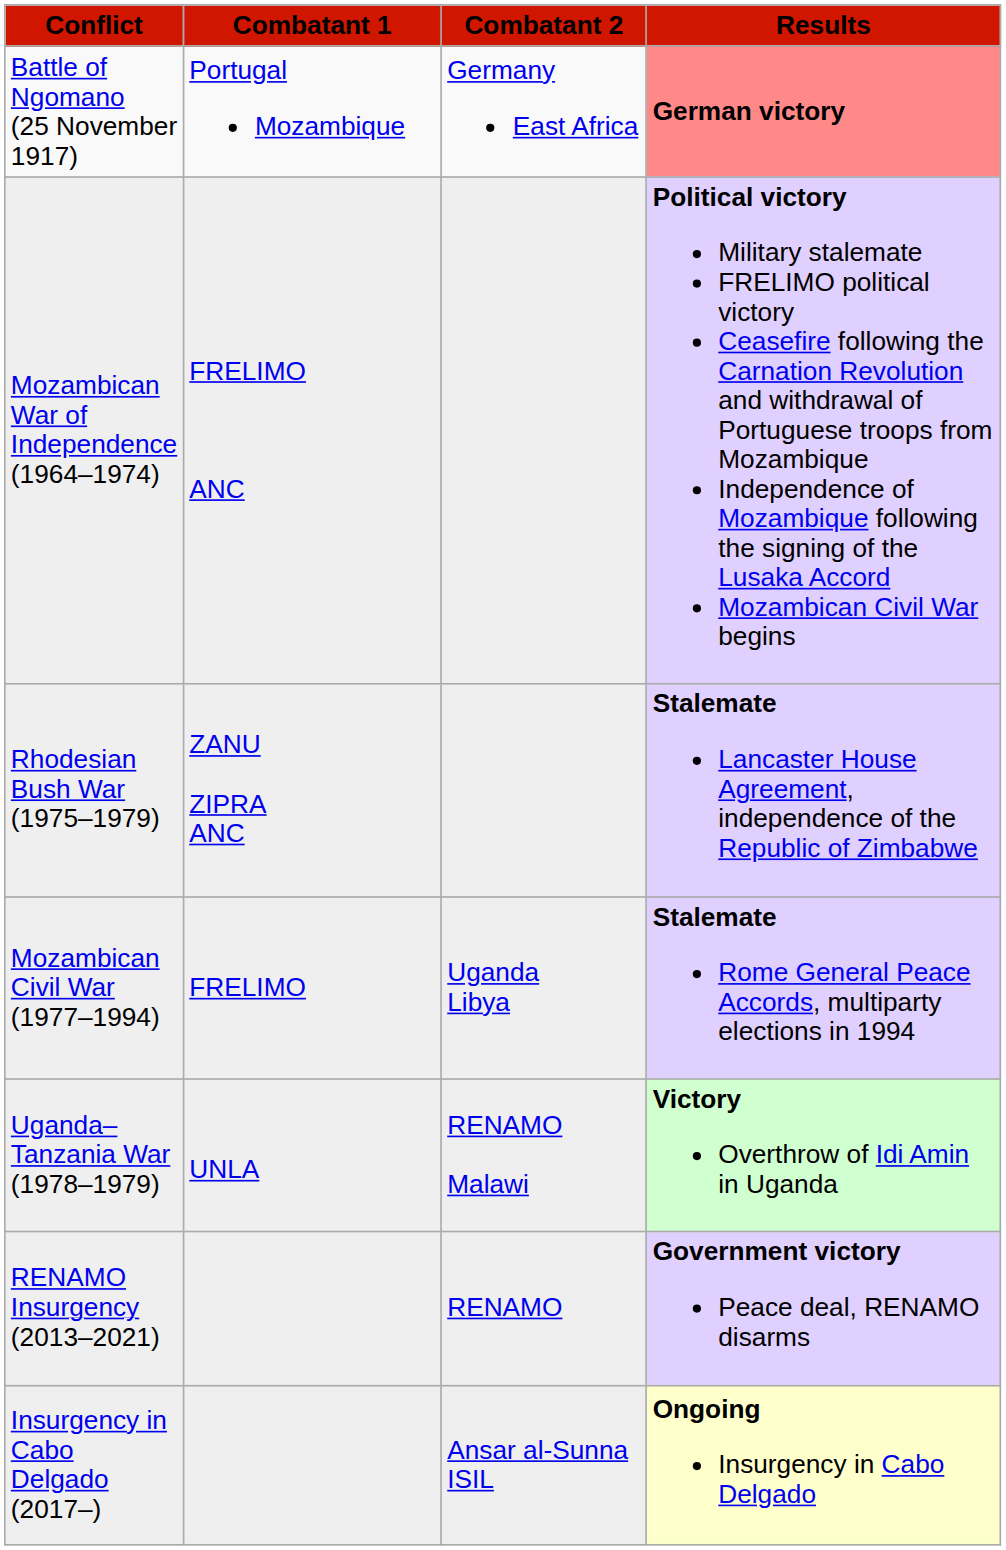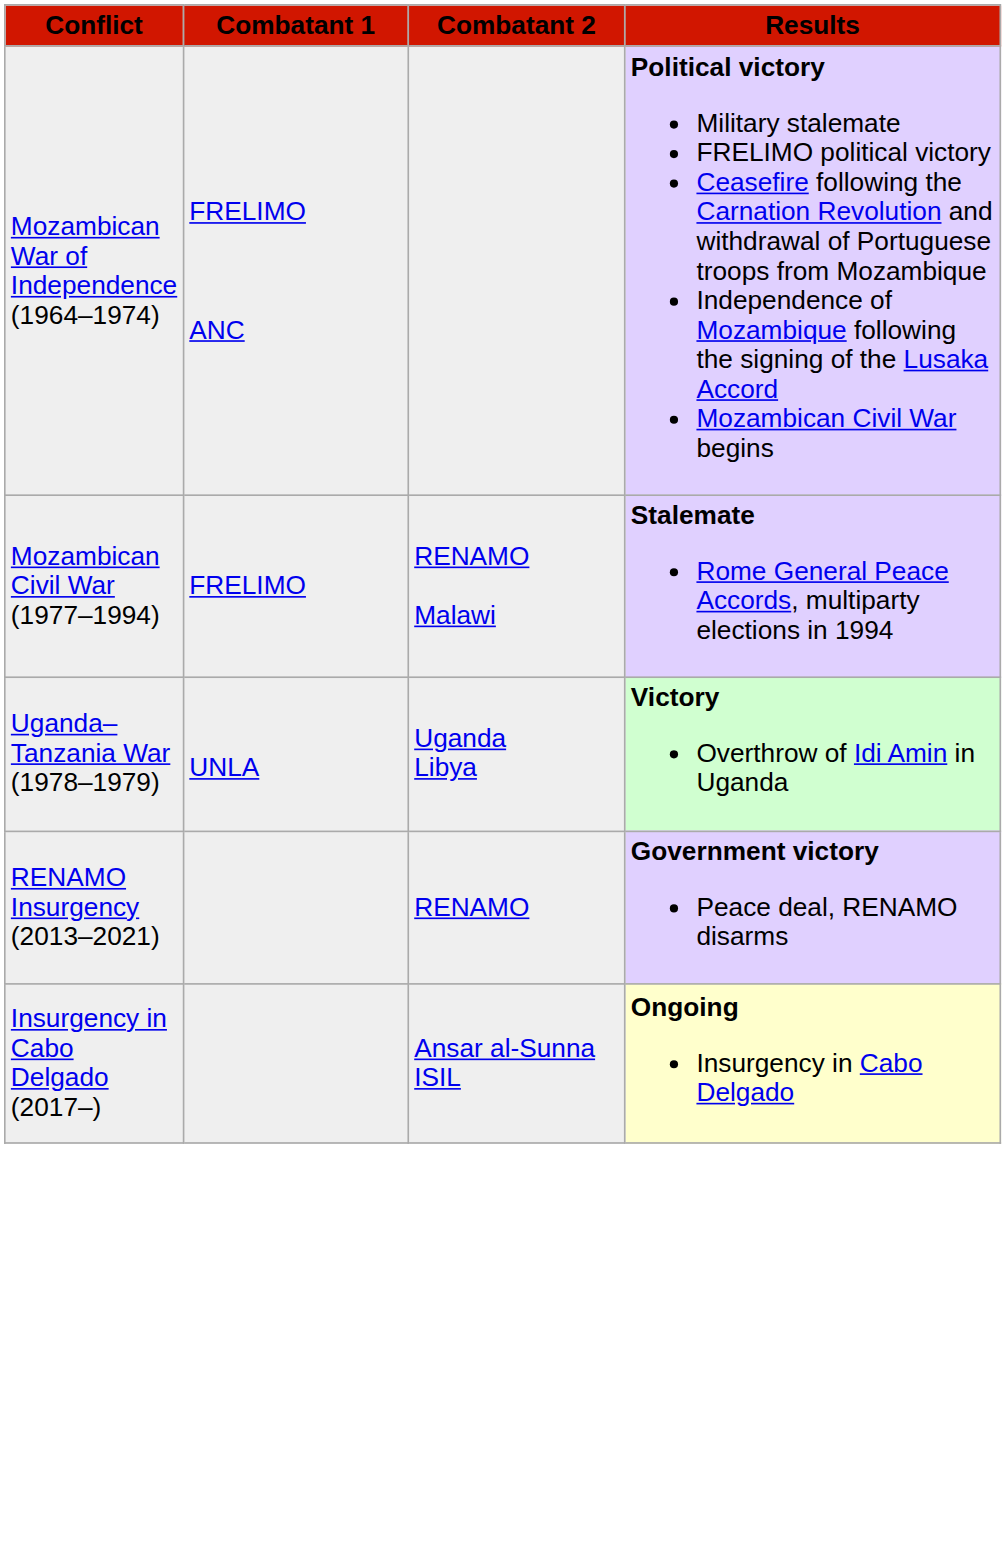- row: (94, 111)
- row: (85, 789)
(493, 987) Uganda Libya -> (472, 585) RENAMO Malawi
(505, 1155) RENAMO Malawi -> (460, 753) Uganda Libya
